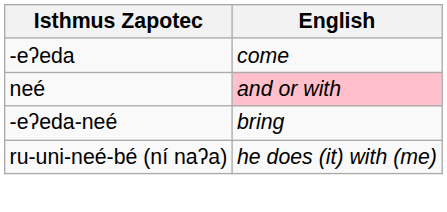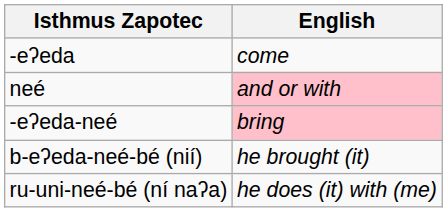(261, 122) no background -> (261, 122) pink background
+ row: (106, 156)
